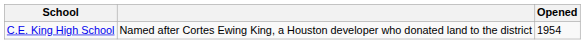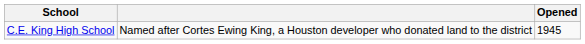(549, 30) 1954 -> (549, 30) 1945
